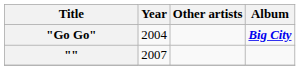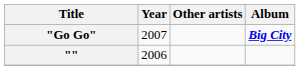(154, 34) 2004 -> (154, 34) 2007
(154, 55) 2007 -> (154, 55) 2006
